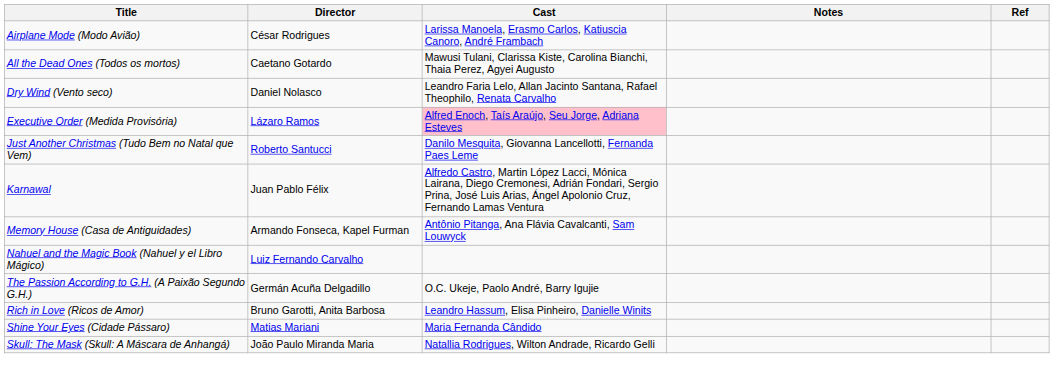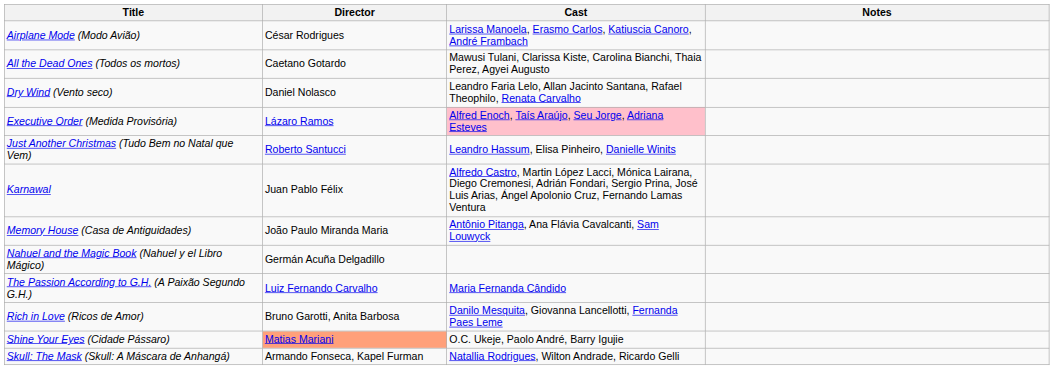- column: (1020, 12)
(539, 150) Danilo Mesquita, Giovanna Lancellotti, Fernanda Paes Leme -> (563, 150) Leandro Hassum, Elisa Pinheiro, Danielle Winits
(330, 231) Armando Fonseca, Kapel Furman -> (327, 231) João Paulo Miranda Maria
(307, 259) Luiz Fernando Carvalho -> (325, 259) Germán Acuña Delgadillo
(310, 288) Germán Acuña Delgadillo -> (321, 288) Luiz Fernando Carvalho
(512, 288) O.C. Ukeje, Paolo André, Barry Igujie -> (508, 288) Maria Fernanda Cândido
(538, 311) Leandro Hassum, Elisa Pinheiro, Danielle Winits -> (563, 316) Danilo Mesquita, Giovanna Lancellotti, Fernanda Paes Leme
(285, 327) no background -> (299, 339) lightsalmon background
(483, 327) Maria Fernanda Cândido -> (536, 339) O.C. Ukeje, Paolo André, Barry Igujie
(312, 344) João Paulo Miranda Maria -> (344, 356) Armando Fonseca, Kapel Furman
